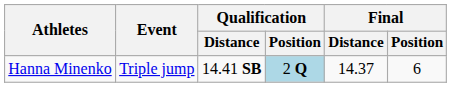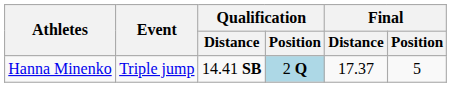(356, 69) 14.37 -> (356, 69) 17.37
(417, 69) 6 -> (417, 69) 5
